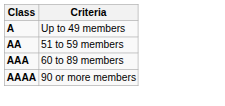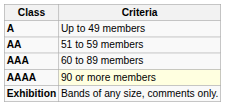(89, 77) no background -> (108, 77) lightyellow background
+ row: (31, 93)
